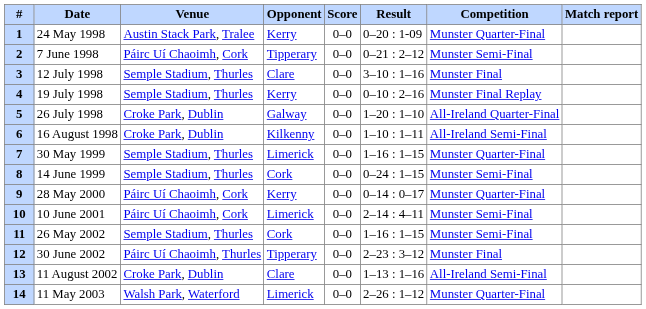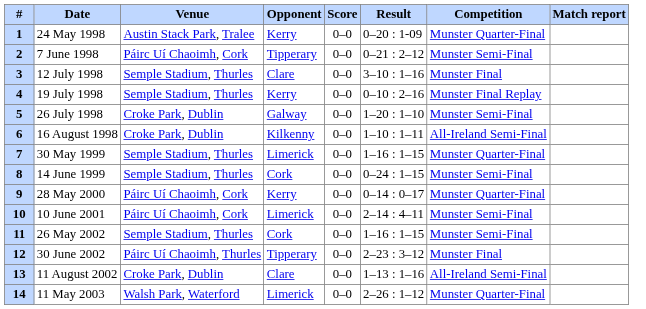(495, 114) All-Ireland Quarter-Final -> (481, 114) Munster Semi-Final
